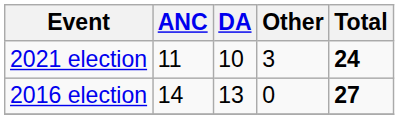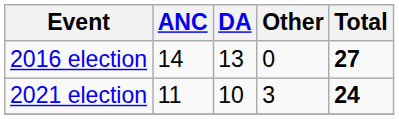rows swapped: (79, 95) <-> (79, 59)
